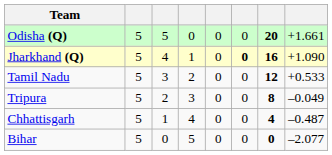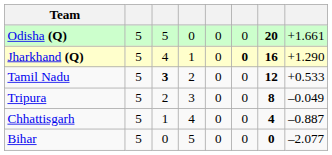(306, 56) +1.090 -> (306, 56) +1.290
(165, 77) normal -> (165, 77) bold
(306, 118) –0.487 -> (306, 118) –0.887
